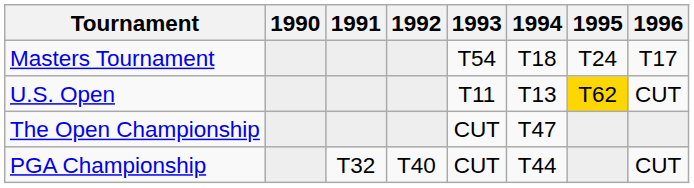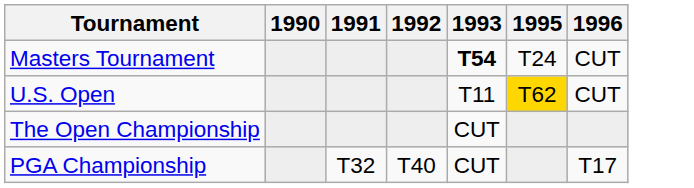- column: (537, 23)
(477, 58) normal -> (477, 58) bold
(658, 58) T17 -> (598, 58) CUT
(658, 165) CUT -> (598, 165) T17
